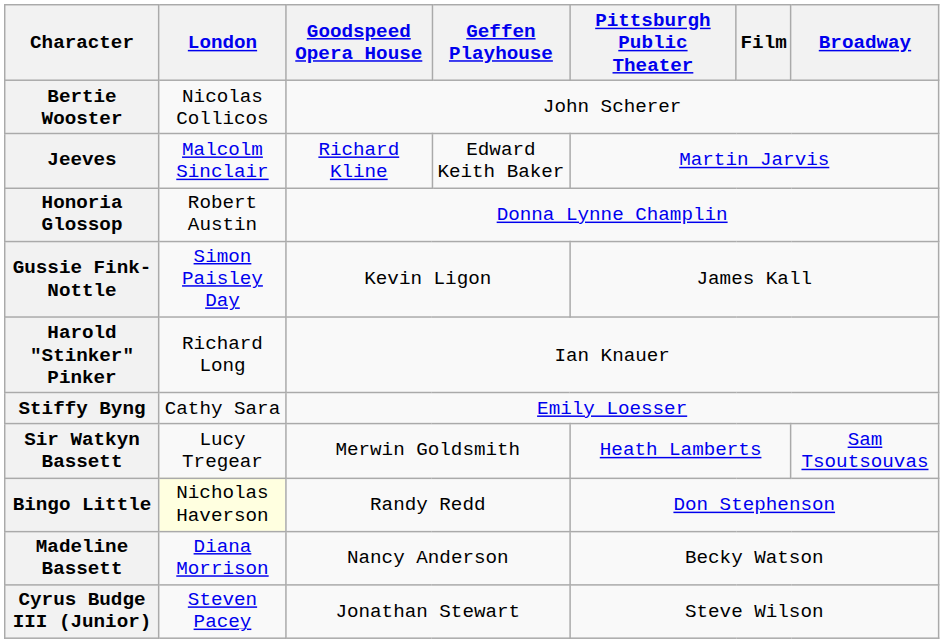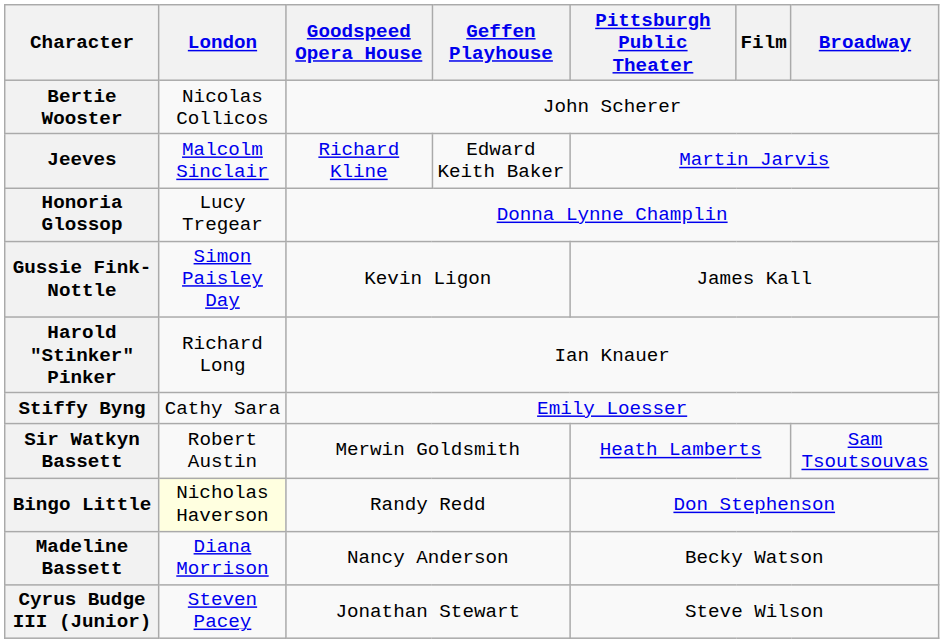(222, 214) Robert Austin -> (222, 214) Lucy Tregear
(222, 451) Lucy Tregear -> (222, 451) Robert Austin
